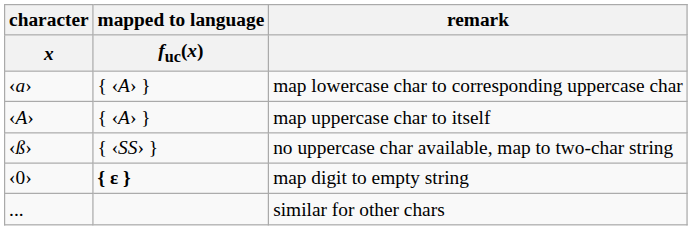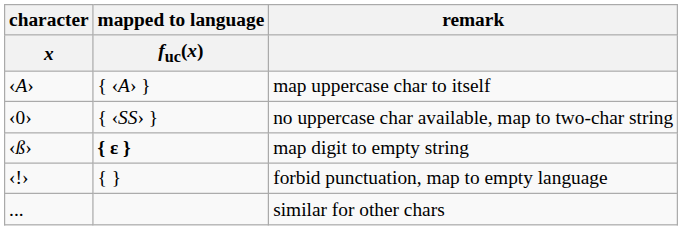- row: (478, 86)
(20, 147) ‹ß› -> (20, 117) ‹0›
(20, 178) ‹0› -> (20, 147) ‹ß›
+ row: (440, 178)
